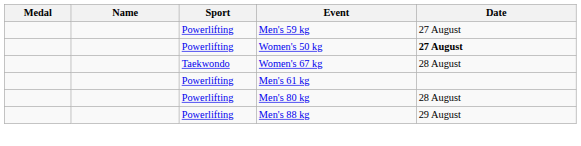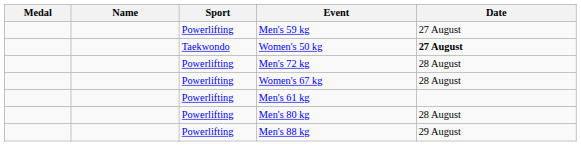(208, 47) Powerlifting -> (206, 47) Taekwondo
+ row: (284, 64)
(206, 64) Taekwondo -> (208, 81) Powerlifting
